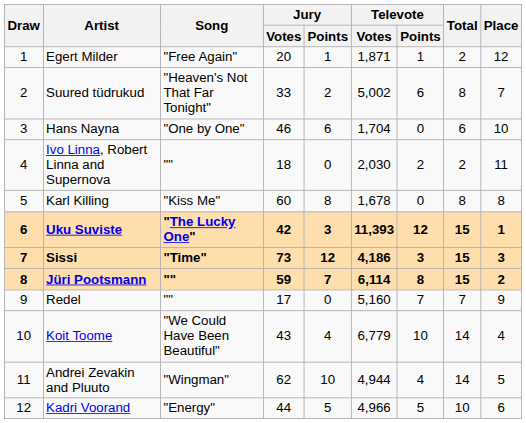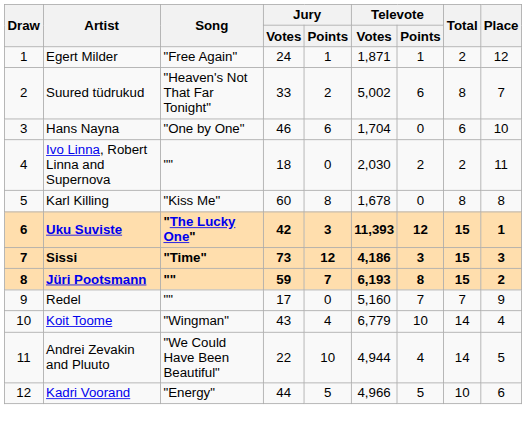(284, 57) 20 -> (284, 57) 24
(374, 279) 6,114 -> (374, 279) 6,193
(196, 336) "We Could Have Been Beautiful" -> (196, 321) "Wingman"
(196, 379) "Wingman" -> (196, 357) "We Could Have Been Beautiful"
(284, 379) 62 -> (284, 357) 22
